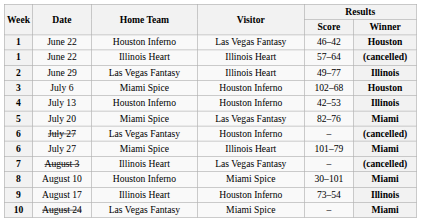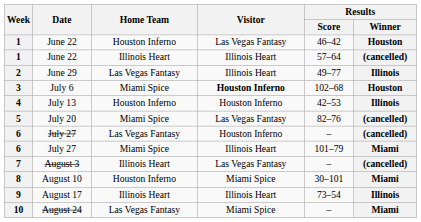(251, 88) normal -> (251, 88) bold
(385, 118) Miami -> (385, 118) (cancelled)
(251, 194) Houston Inferno -> (251, 194) Illinois Heart
